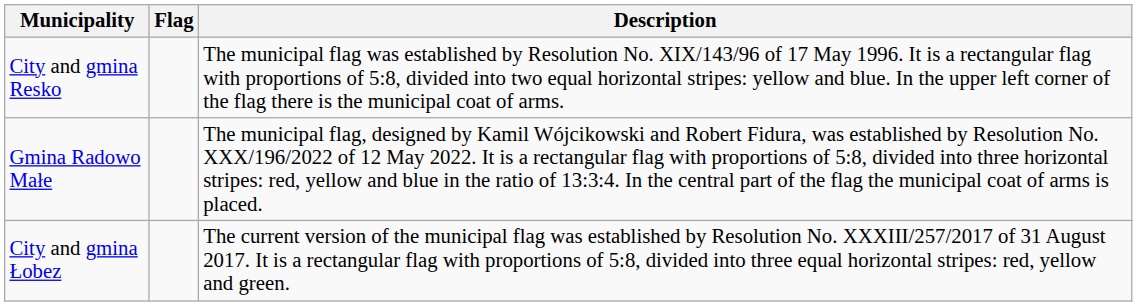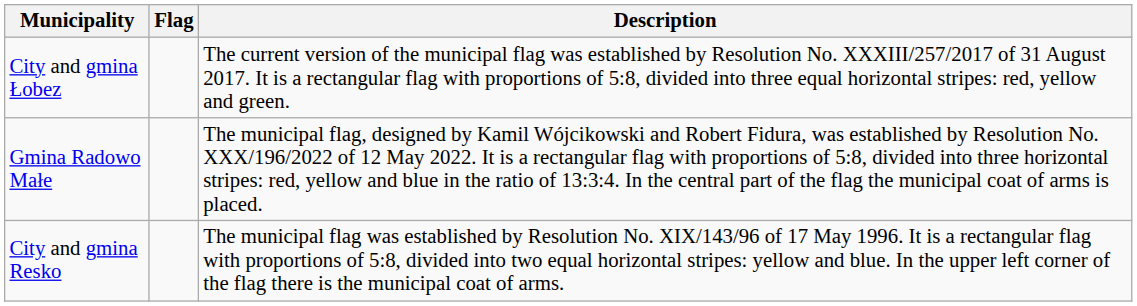rows swapped: (74, 260) <-> (74, 77)
